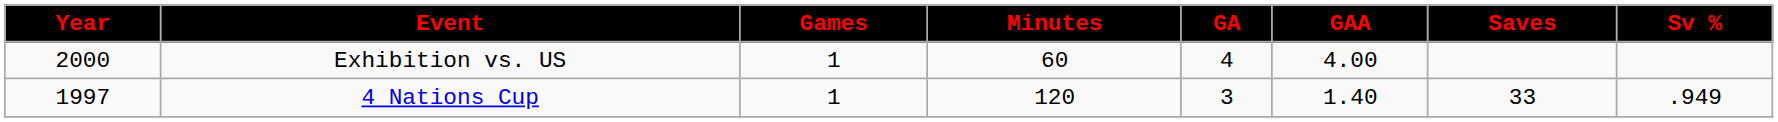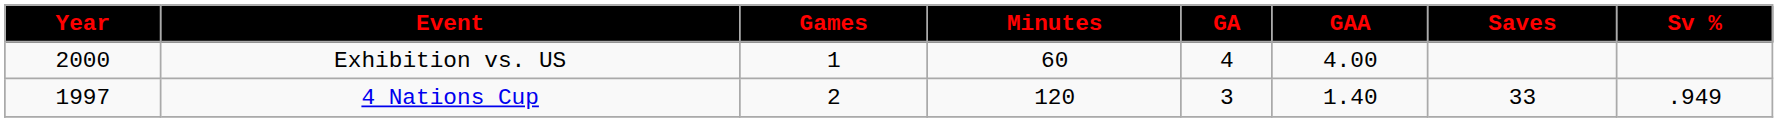(834, 98) 1 -> (834, 98) 2
